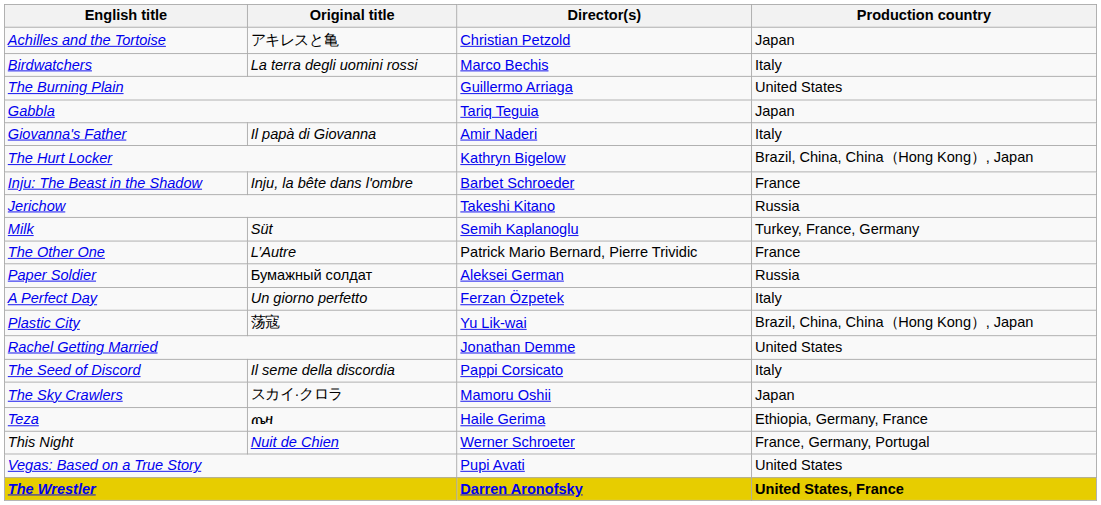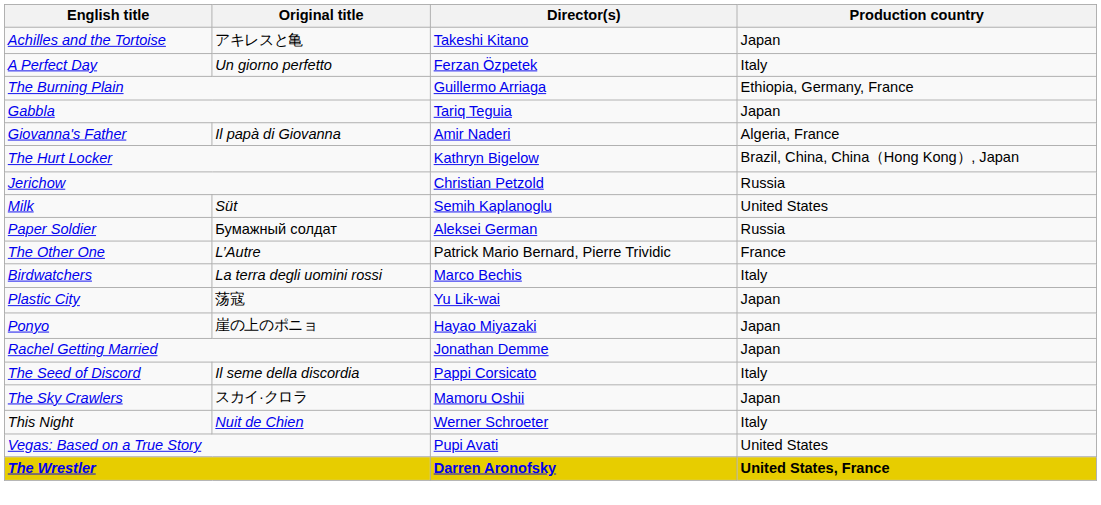(515, 40) Christian Petzold -> (481, 40) Takeshi Kitano
rows swapped: (50, 64) <-> (52, 298)
(799, 88) United States -> (827, 88) Ethiopia, Germany, France
(768, 134) Italy -> (790, 134) Algeria, France
- row: (105, 183)
(508, 206) Takeshi Kitano -> (489, 183) Christian Petzold
(837, 229) Turkey, France, Germany -> (784, 206) United States
rows swapped: (56, 252) <-> (52, 275)
(894, 322) Brazil, China, China（Hong Kong）, Japan -> (760, 299) Japan
+ row: (28, 325)
(799, 347) United States -> (760, 350) Japan
- row: (23, 419)
(842, 442) France, Germany, Portugal -> (754, 422) Italy
